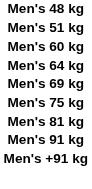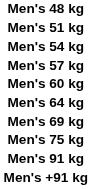+ row: (46, 46)
+ row: (46, 65)
- row: (46, 121)
